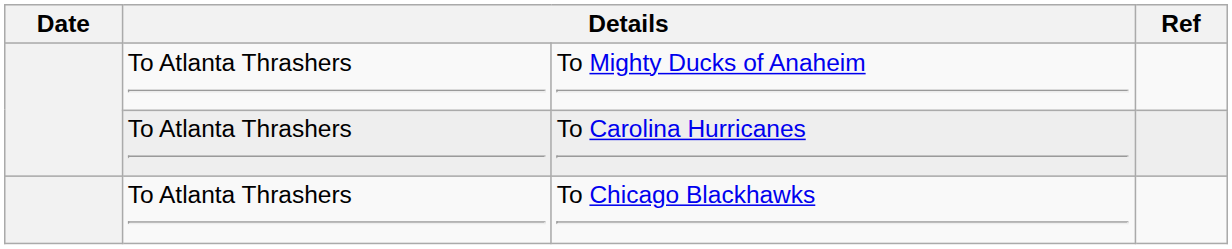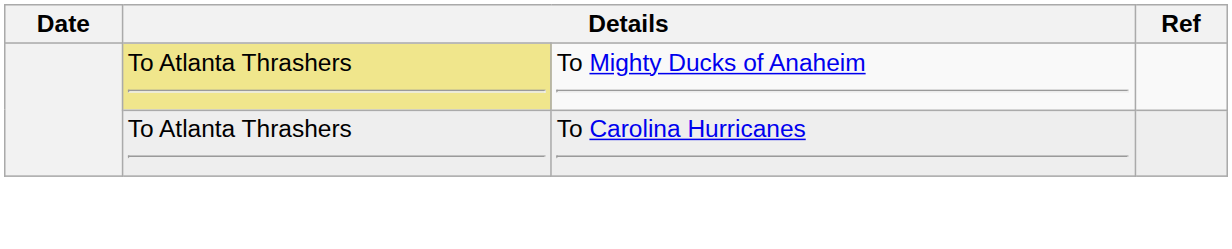(337, 71) no background -> (337, 71) khaki background
- row: (843, 203)
